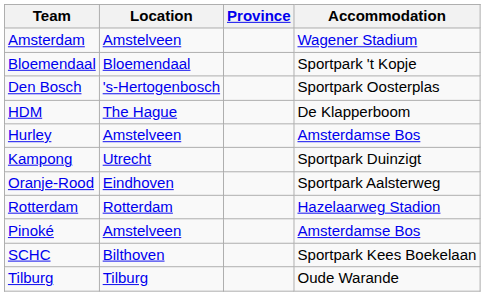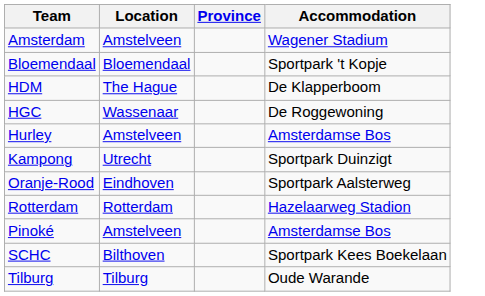- row: (45, 87)
+ row: (25, 111)
